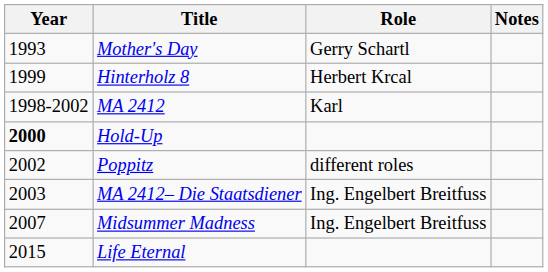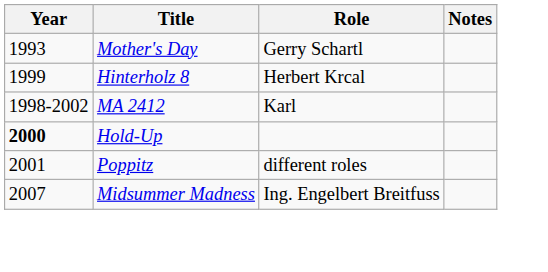(27, 164) 2002 -> (27, 164) 2001
- row: (199, 194)
- row: (141, 252)
